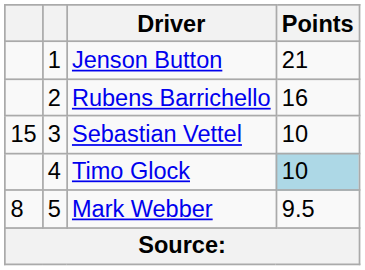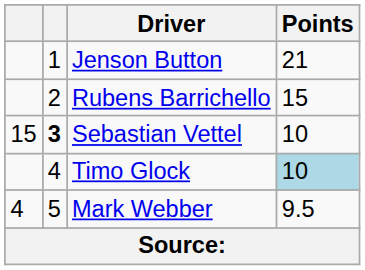(295, 97) 16 -> (295, 97) 15
(54, 134) normal -> (54, 134) bold
(17, 208) 8 -> (17, 208) 4
